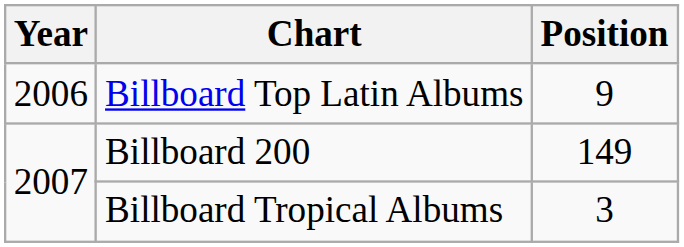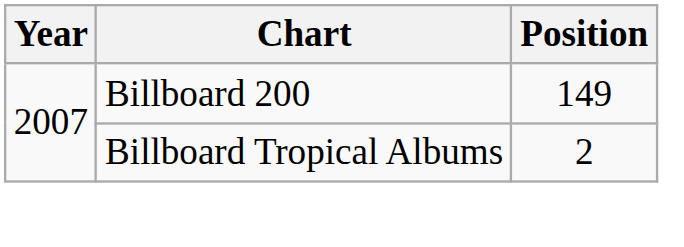- row: (314, 92)
(605, 210) 3 -> (584, 151) 2
